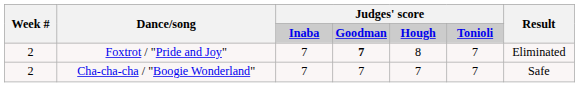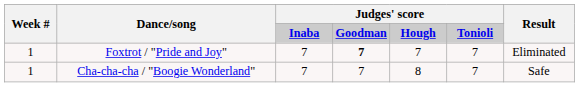(31, 52) 2 -> (31, 52) 1
(418, 52) 8 -> (418, 52) 7
(31, 71) 2 -> (31, 71) 1
(418, 71) 7 -> (418, 71) 8
